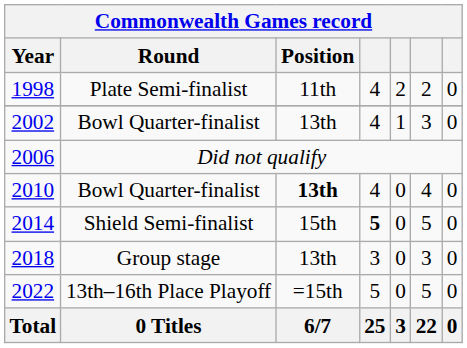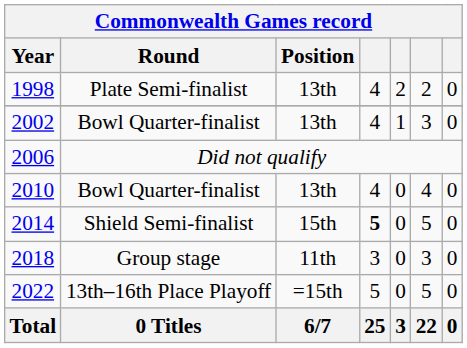(318, 88) 11th -> (318, 88) 13th
(318, 190) bold -> (318, 190) normal
(318, 257) 13th -> (318, 257) 11th
